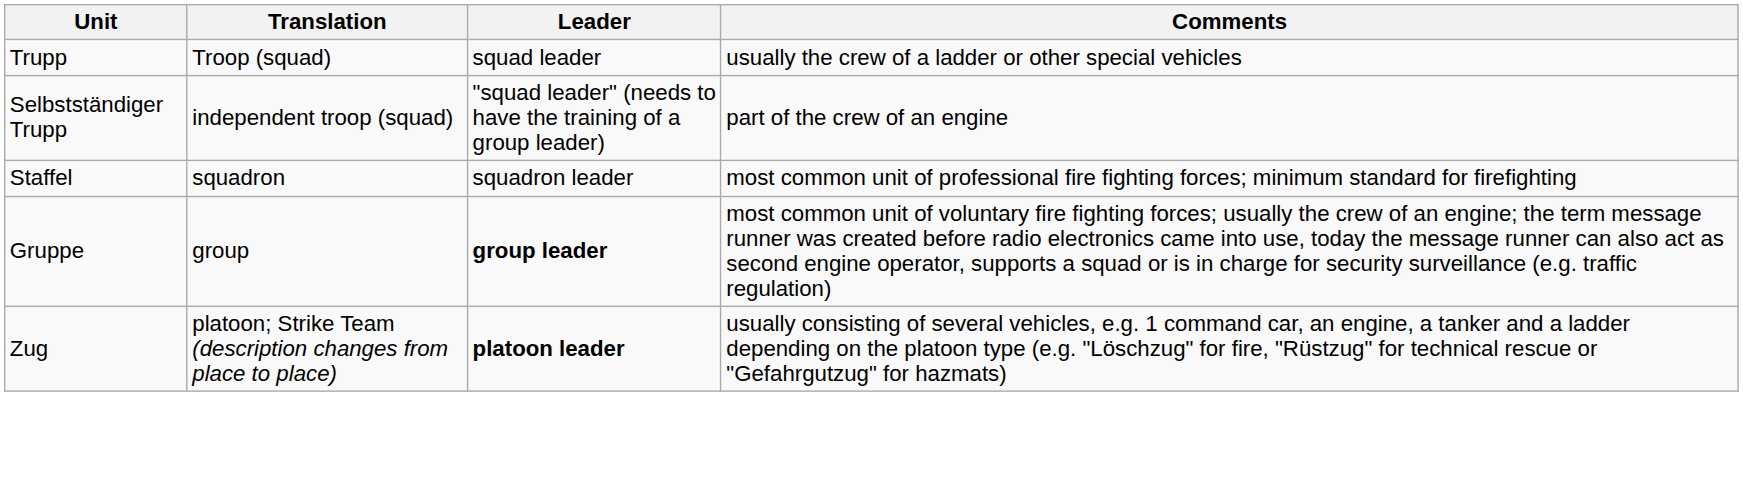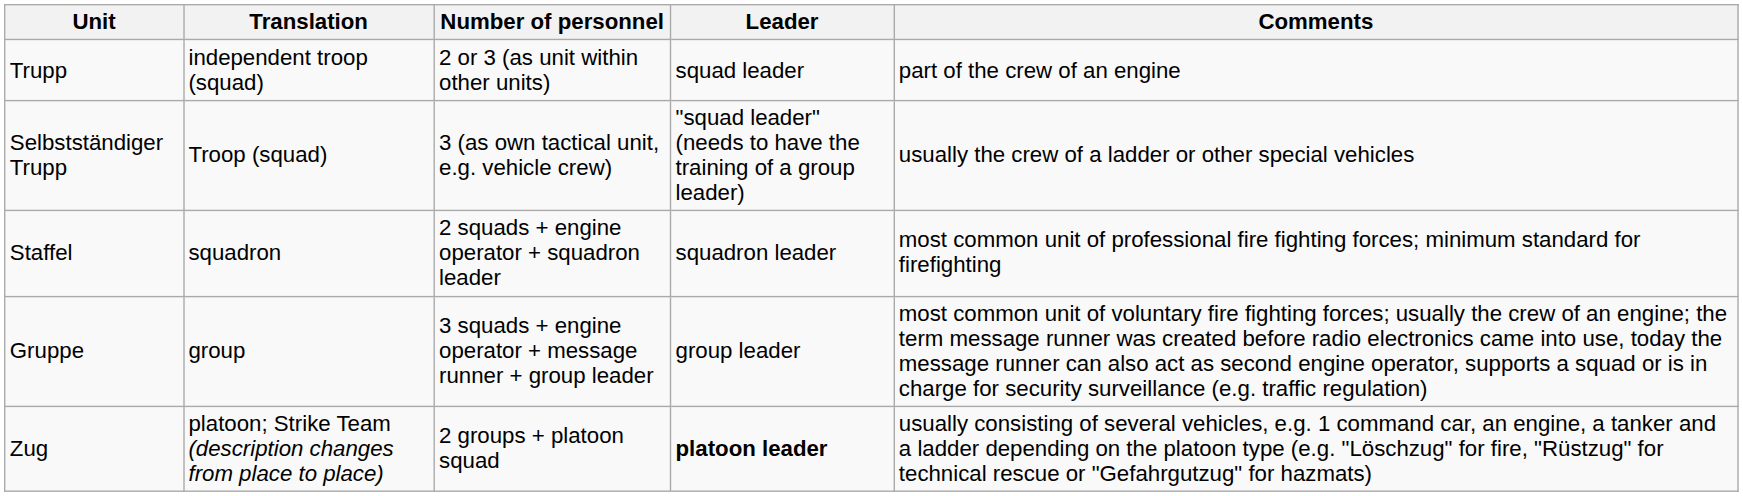+ column: (552, 22)
(262, 57) Troop (squad) -> (278, 69) independent troop (squad)
(984, 57) usually the crew of a ladder or other special vehicles -> (1040, 69) part of the crew of an engine
(323, 117) independent troop (squad) -> (258, 155) Troop (squad)
(867, 117) part of the crew of an engine -> (1157, 155) usually the crew of a ladder or other special vehicles
(540, 250) bold -> (738, 350) normal
